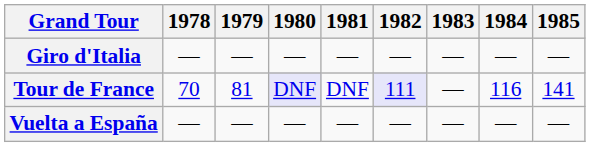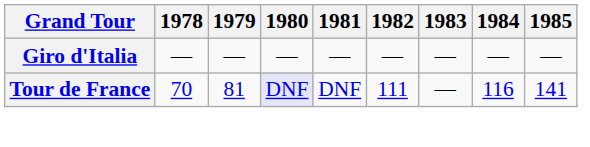(400, 89) lavender background -> (393, 89) no background
- row: (84, 123)
